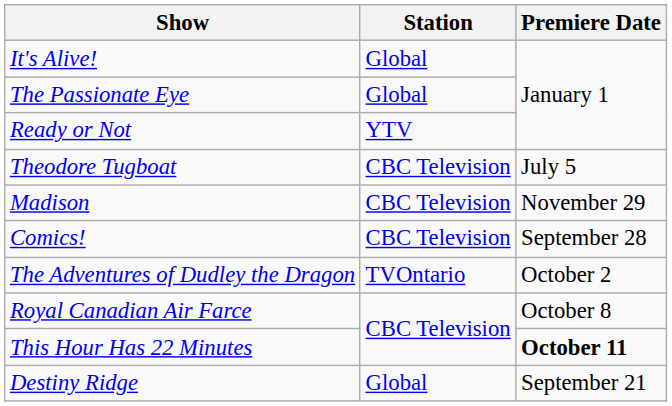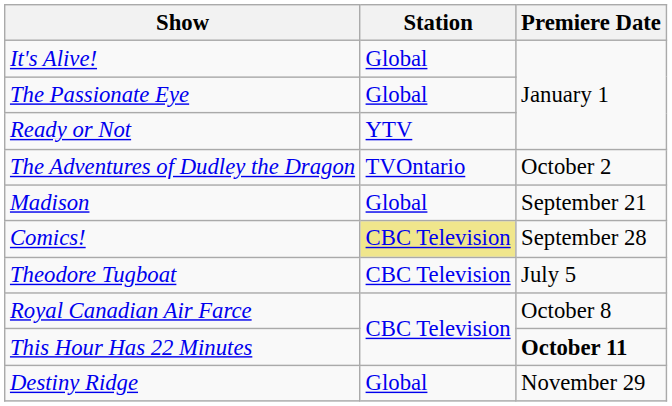rows swapped: (93, 166) <-> (183, 274)
(438, 202) CBC Television -> (397, 202) Global
(583, 202) November 29 -> (584, 202) September 21
(438, 238) no background -> (438, 238) khaki background
(584, 382) September 21 -> (583, 382) November 29
